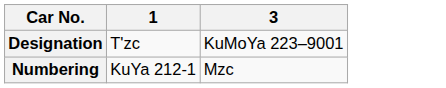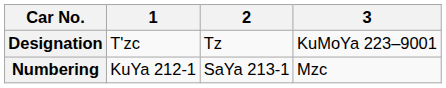+ column: (247, 17)
